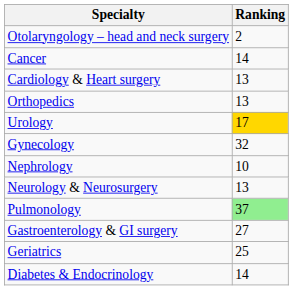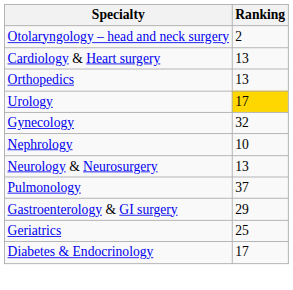- row: (27, 58)
(242, 209) lightgreen background -> (242, 187) no background
(242, 230) 27 -> (242, 209) 29
(242, 274) 14 -> (242, 252) 17
